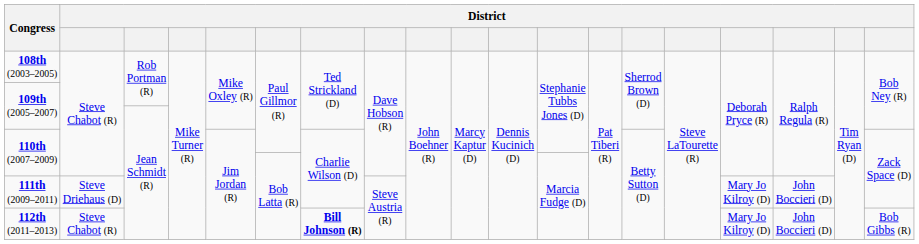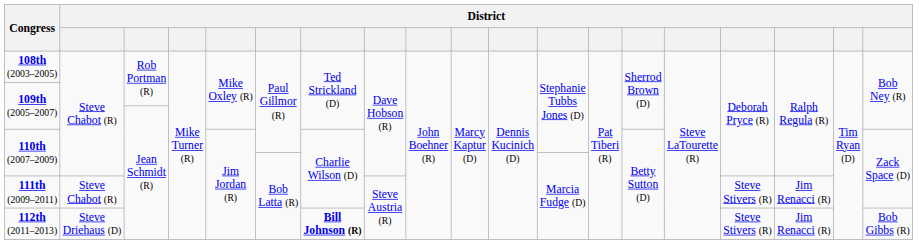(92, 192) Steve Driehaus (D) -> (92, 192) Steve Chabot (R)
(747, 192) Mary Jo Kilroy (D) -> (748, 192) Steve Stivers (R)
(804, 192) John Boccieri (D) -> (804, 192) Jim Renacci (R)
(92, 223) Steve Chabot (R) -> (92, 223) Steve Driehaus (D)
(747, 223) Mary Jo Kilroy (D) -> (748, 223) Steve Stivers (R)
(804, 223) John Boccieri (D) -> (804, 223) Jim Renacci (R)
